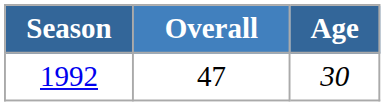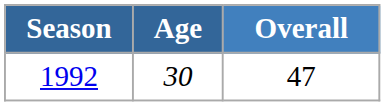columns swapped: (335, 28) <-> (211, 28)
